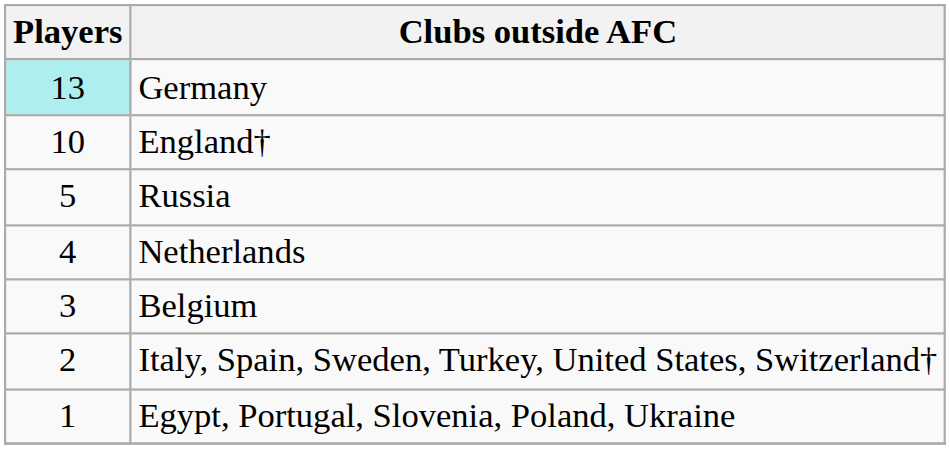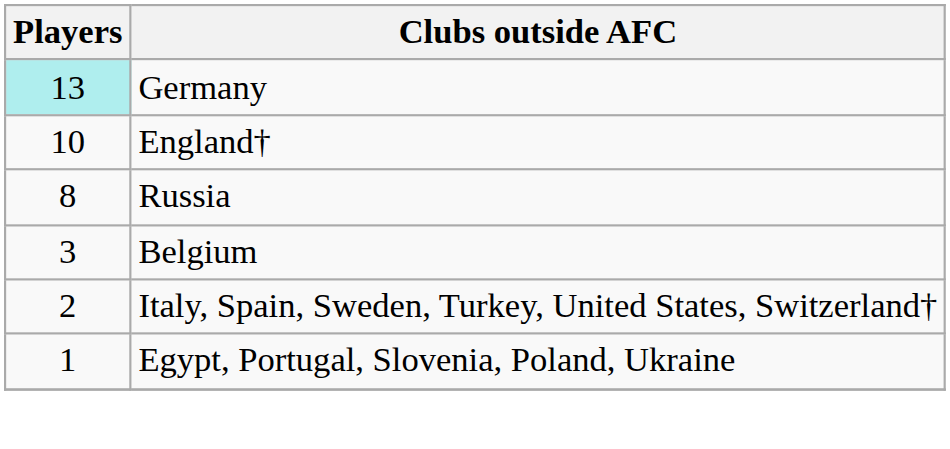(68, 196) 5 -> (68, 196) 8
- row: (222, 251)
